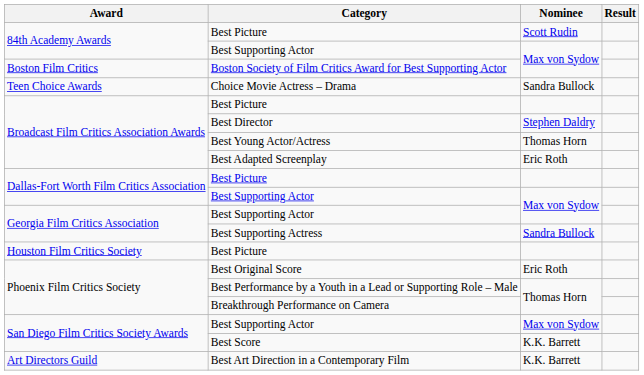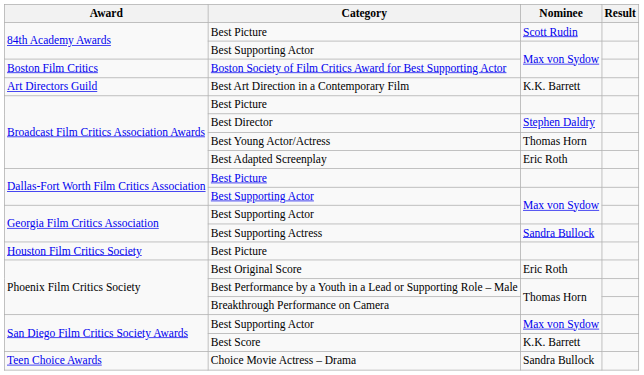rows swapped: (52, 360) <-> (54, 86)
